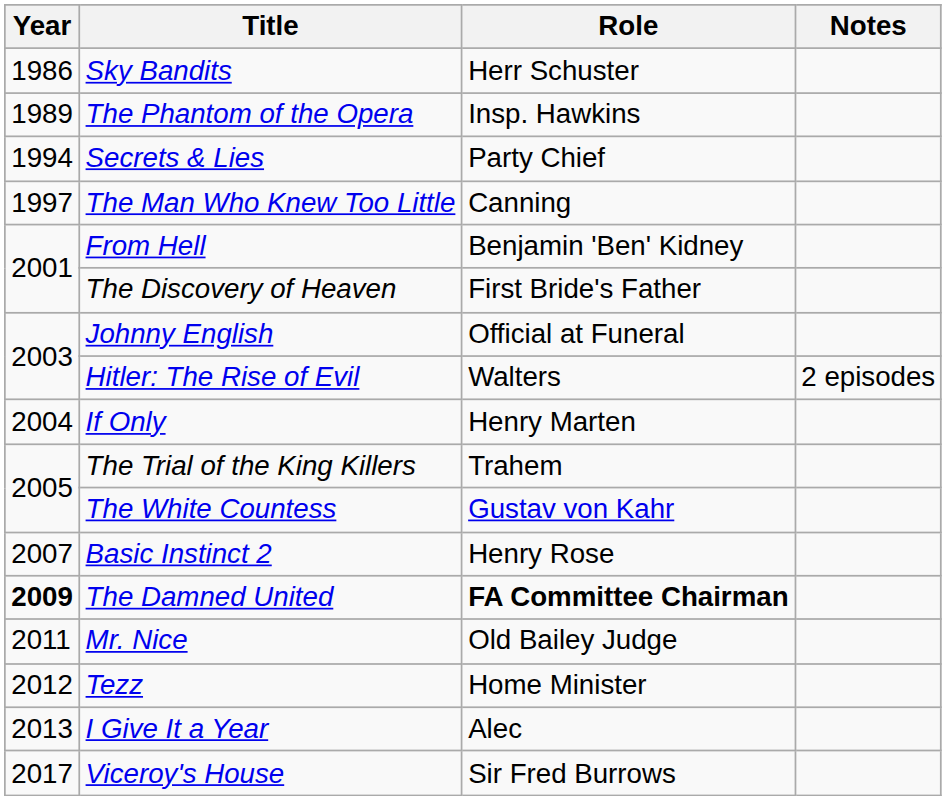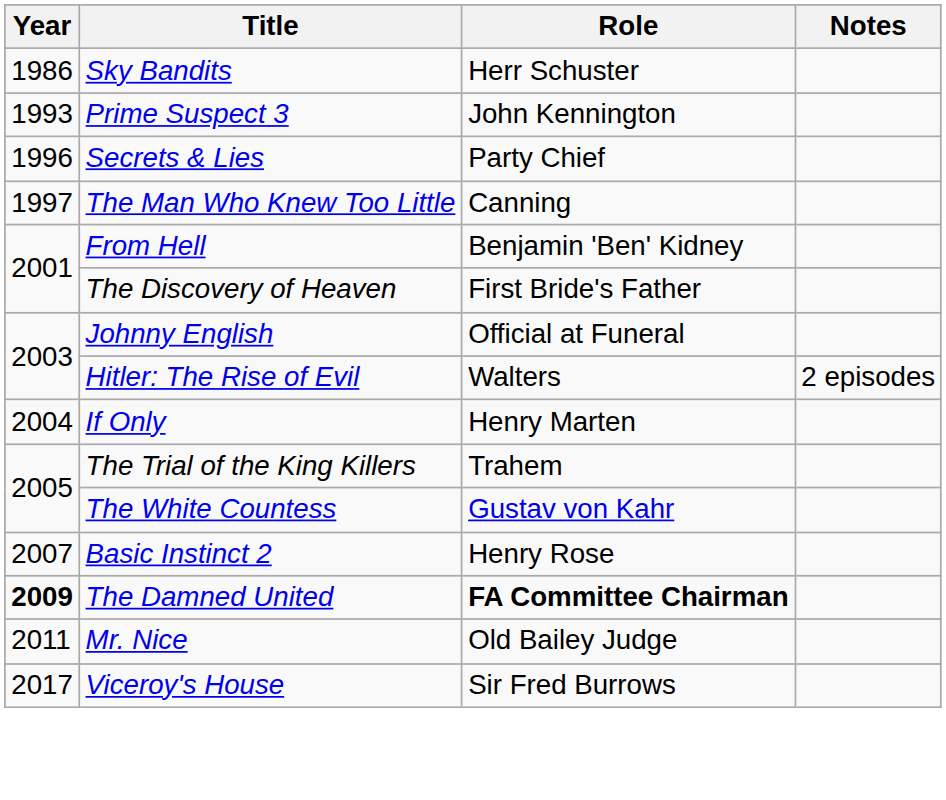- row: (249, 114)
+ row: (187, 114)
(42, 158) 1994 -> (42, 158) 1996
- row: (114, 684)
- row: (177, 728)
